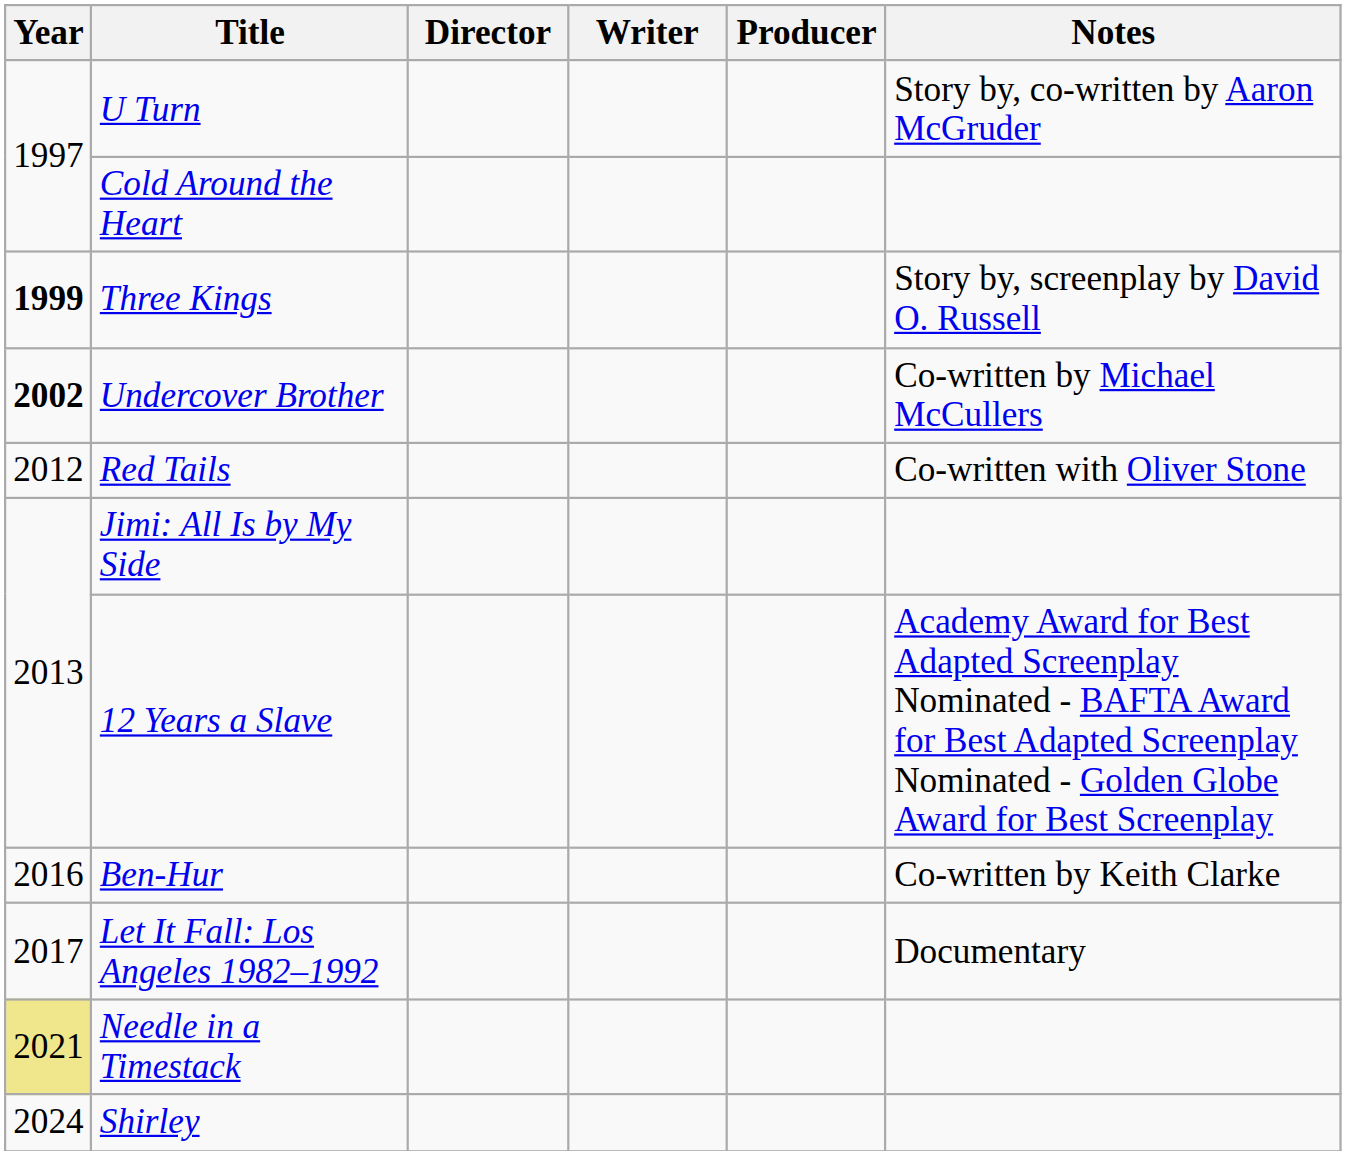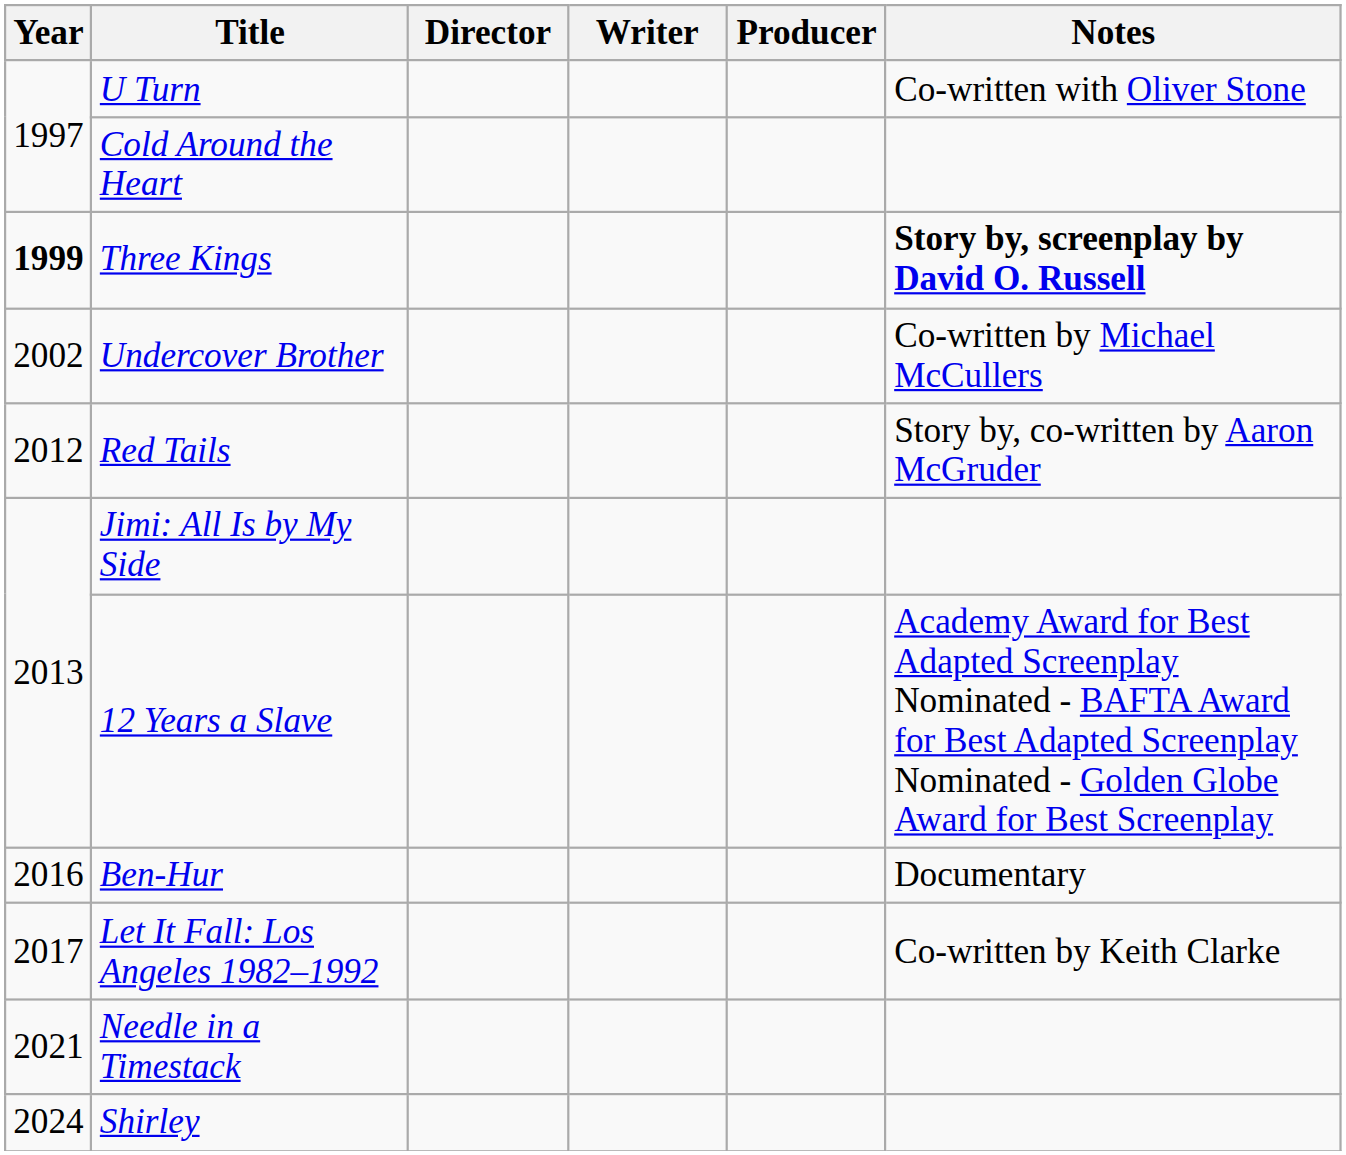(1104, 108) Story by, co-written by Aaron McGruder -> (1100, 88) Co-written with Oliver Stone
(1107, 298) normal -> (1069, 259) bold
(48, 394) bold -> (48, 354) normal
(1100, 469) Co-written with Oliver Stone -> (1104, 450) Story by, co-written by Aaron McGruder
(1087, 875) Co-written by Keith Clarke -> (990, 875) Documentary
(990, 950) Documentary -> (1087, 950) Co-written by Keith Clarke
(48, 1046) khaki background -> (48, 1046) no background
